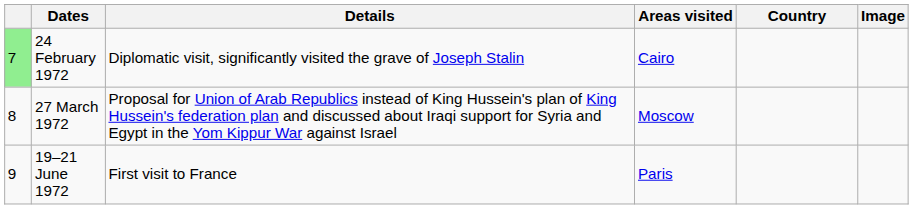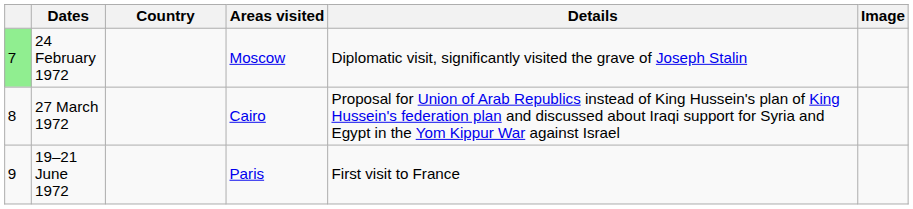columns swapped: (797, 16) <-> (370, 16)
(656, 57) Cairo -> (257, 57) Moscow
(666, 116) Moscow -> (248, 116) Cairo
